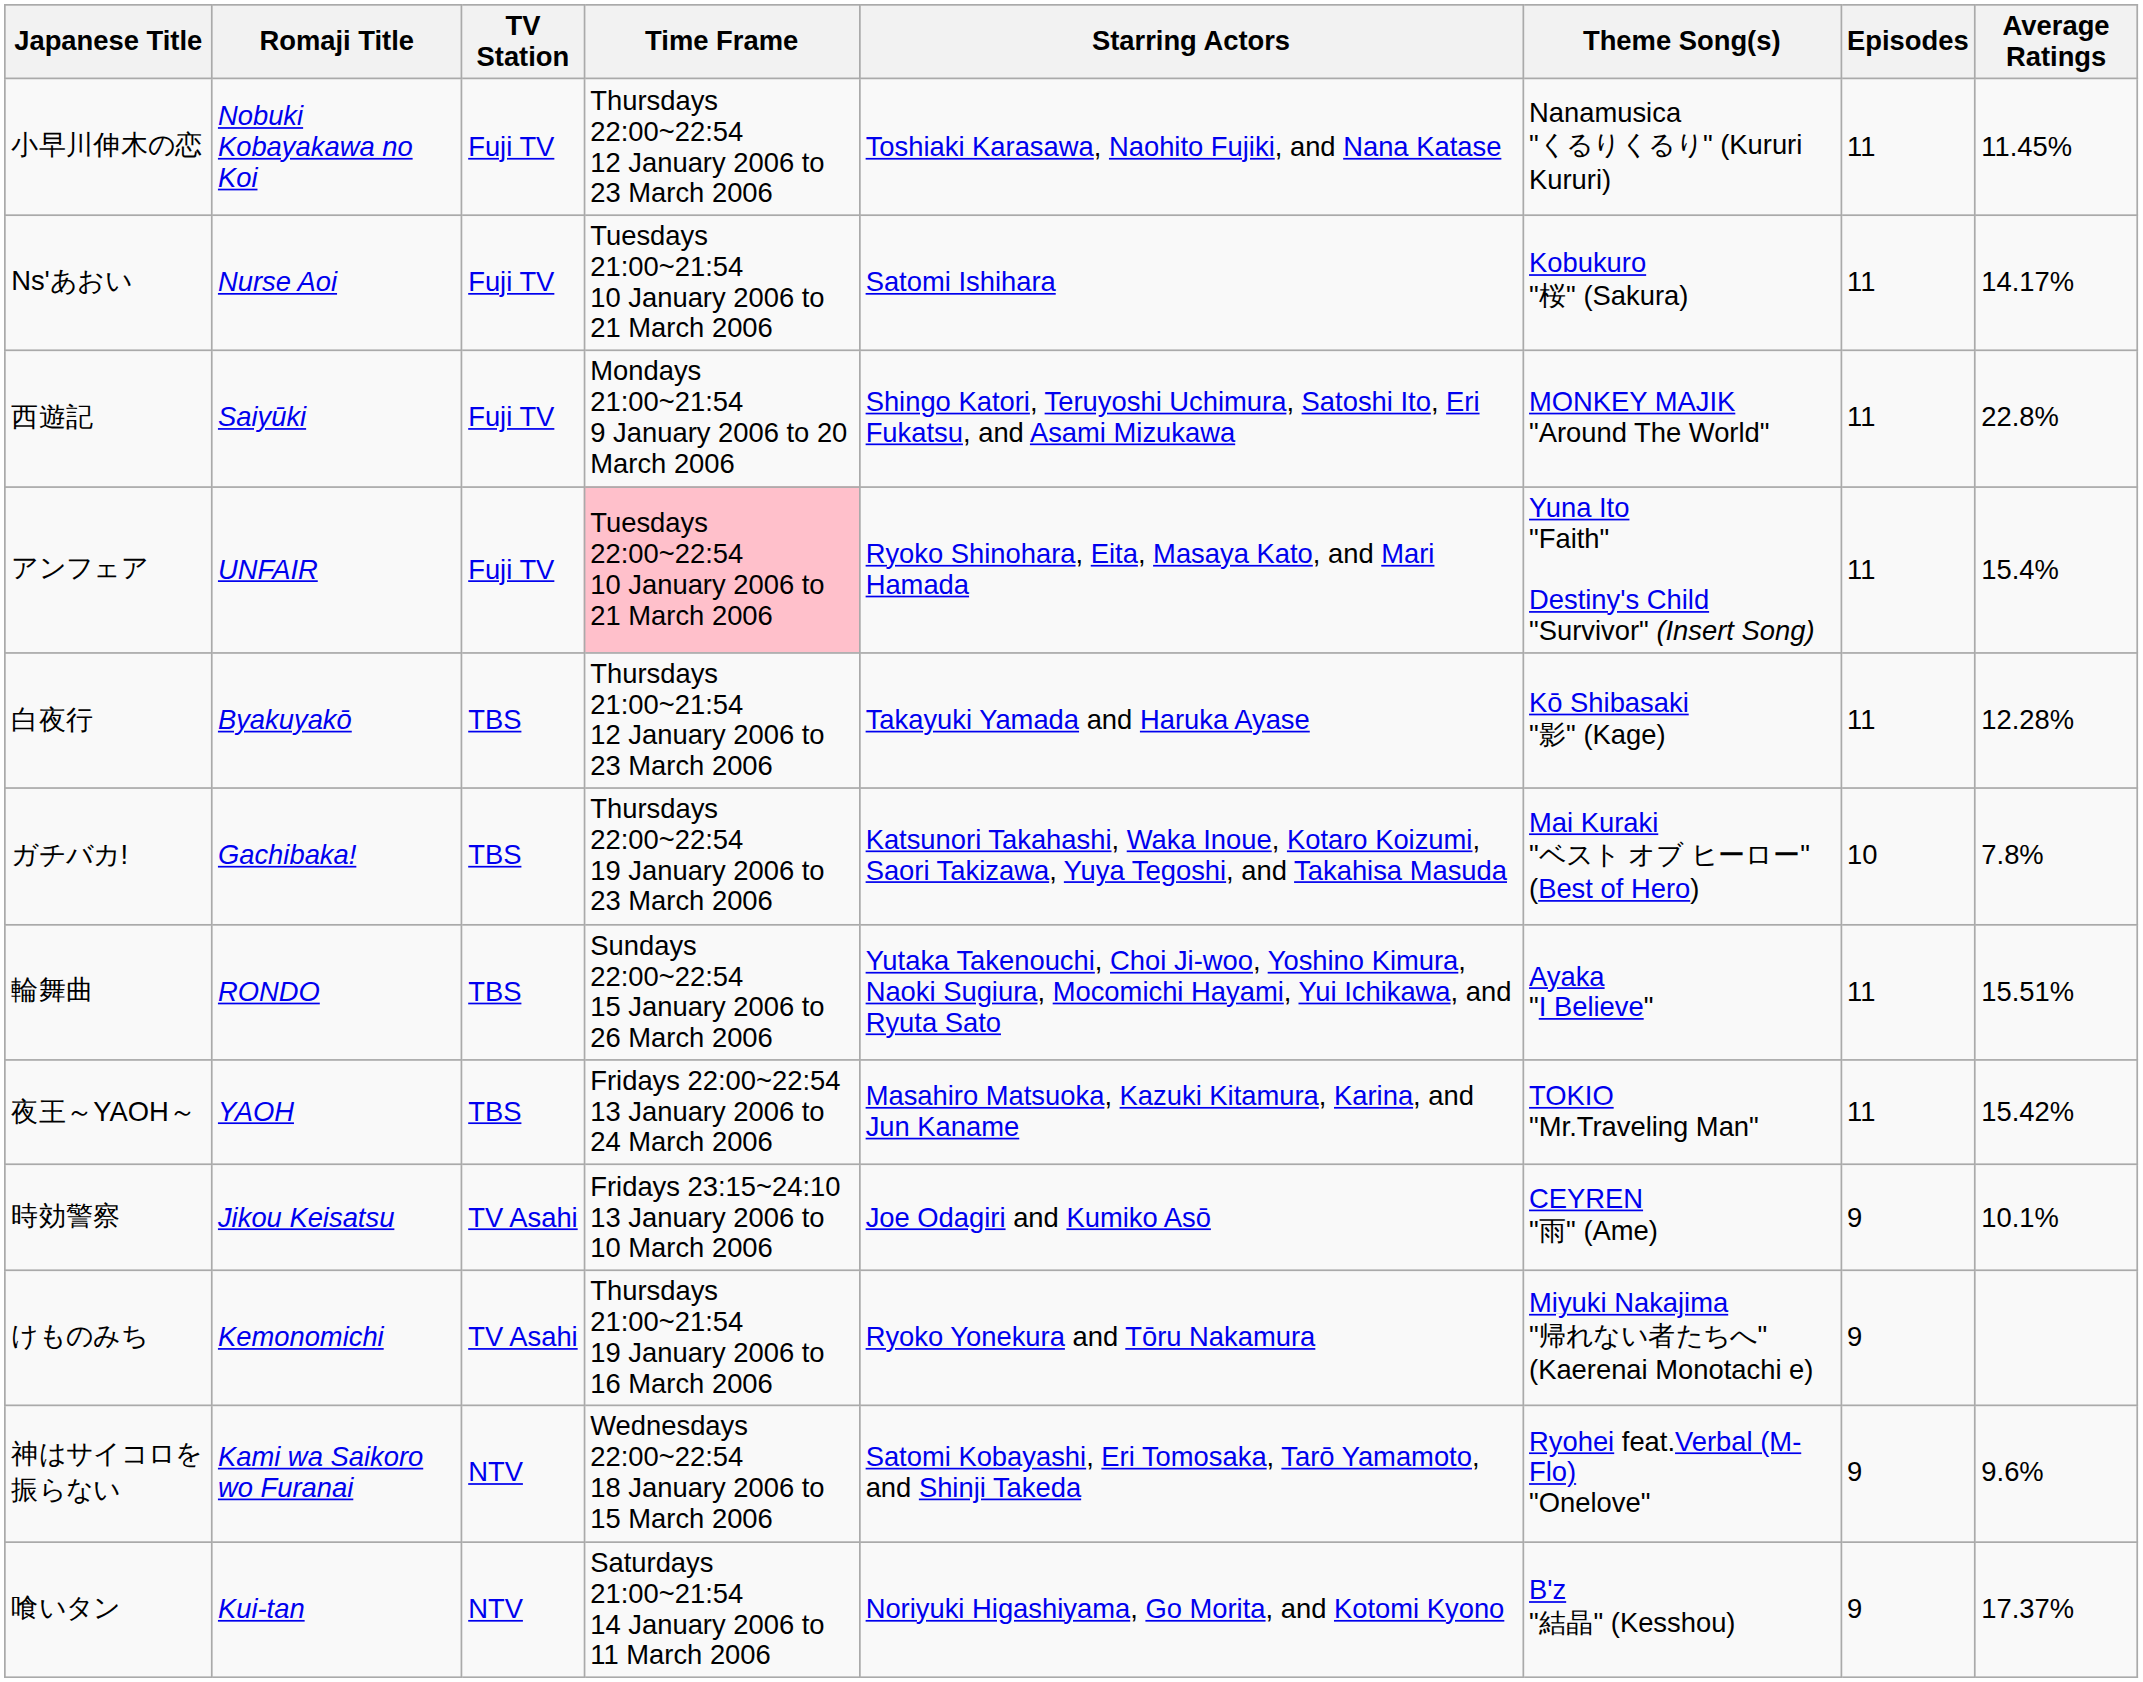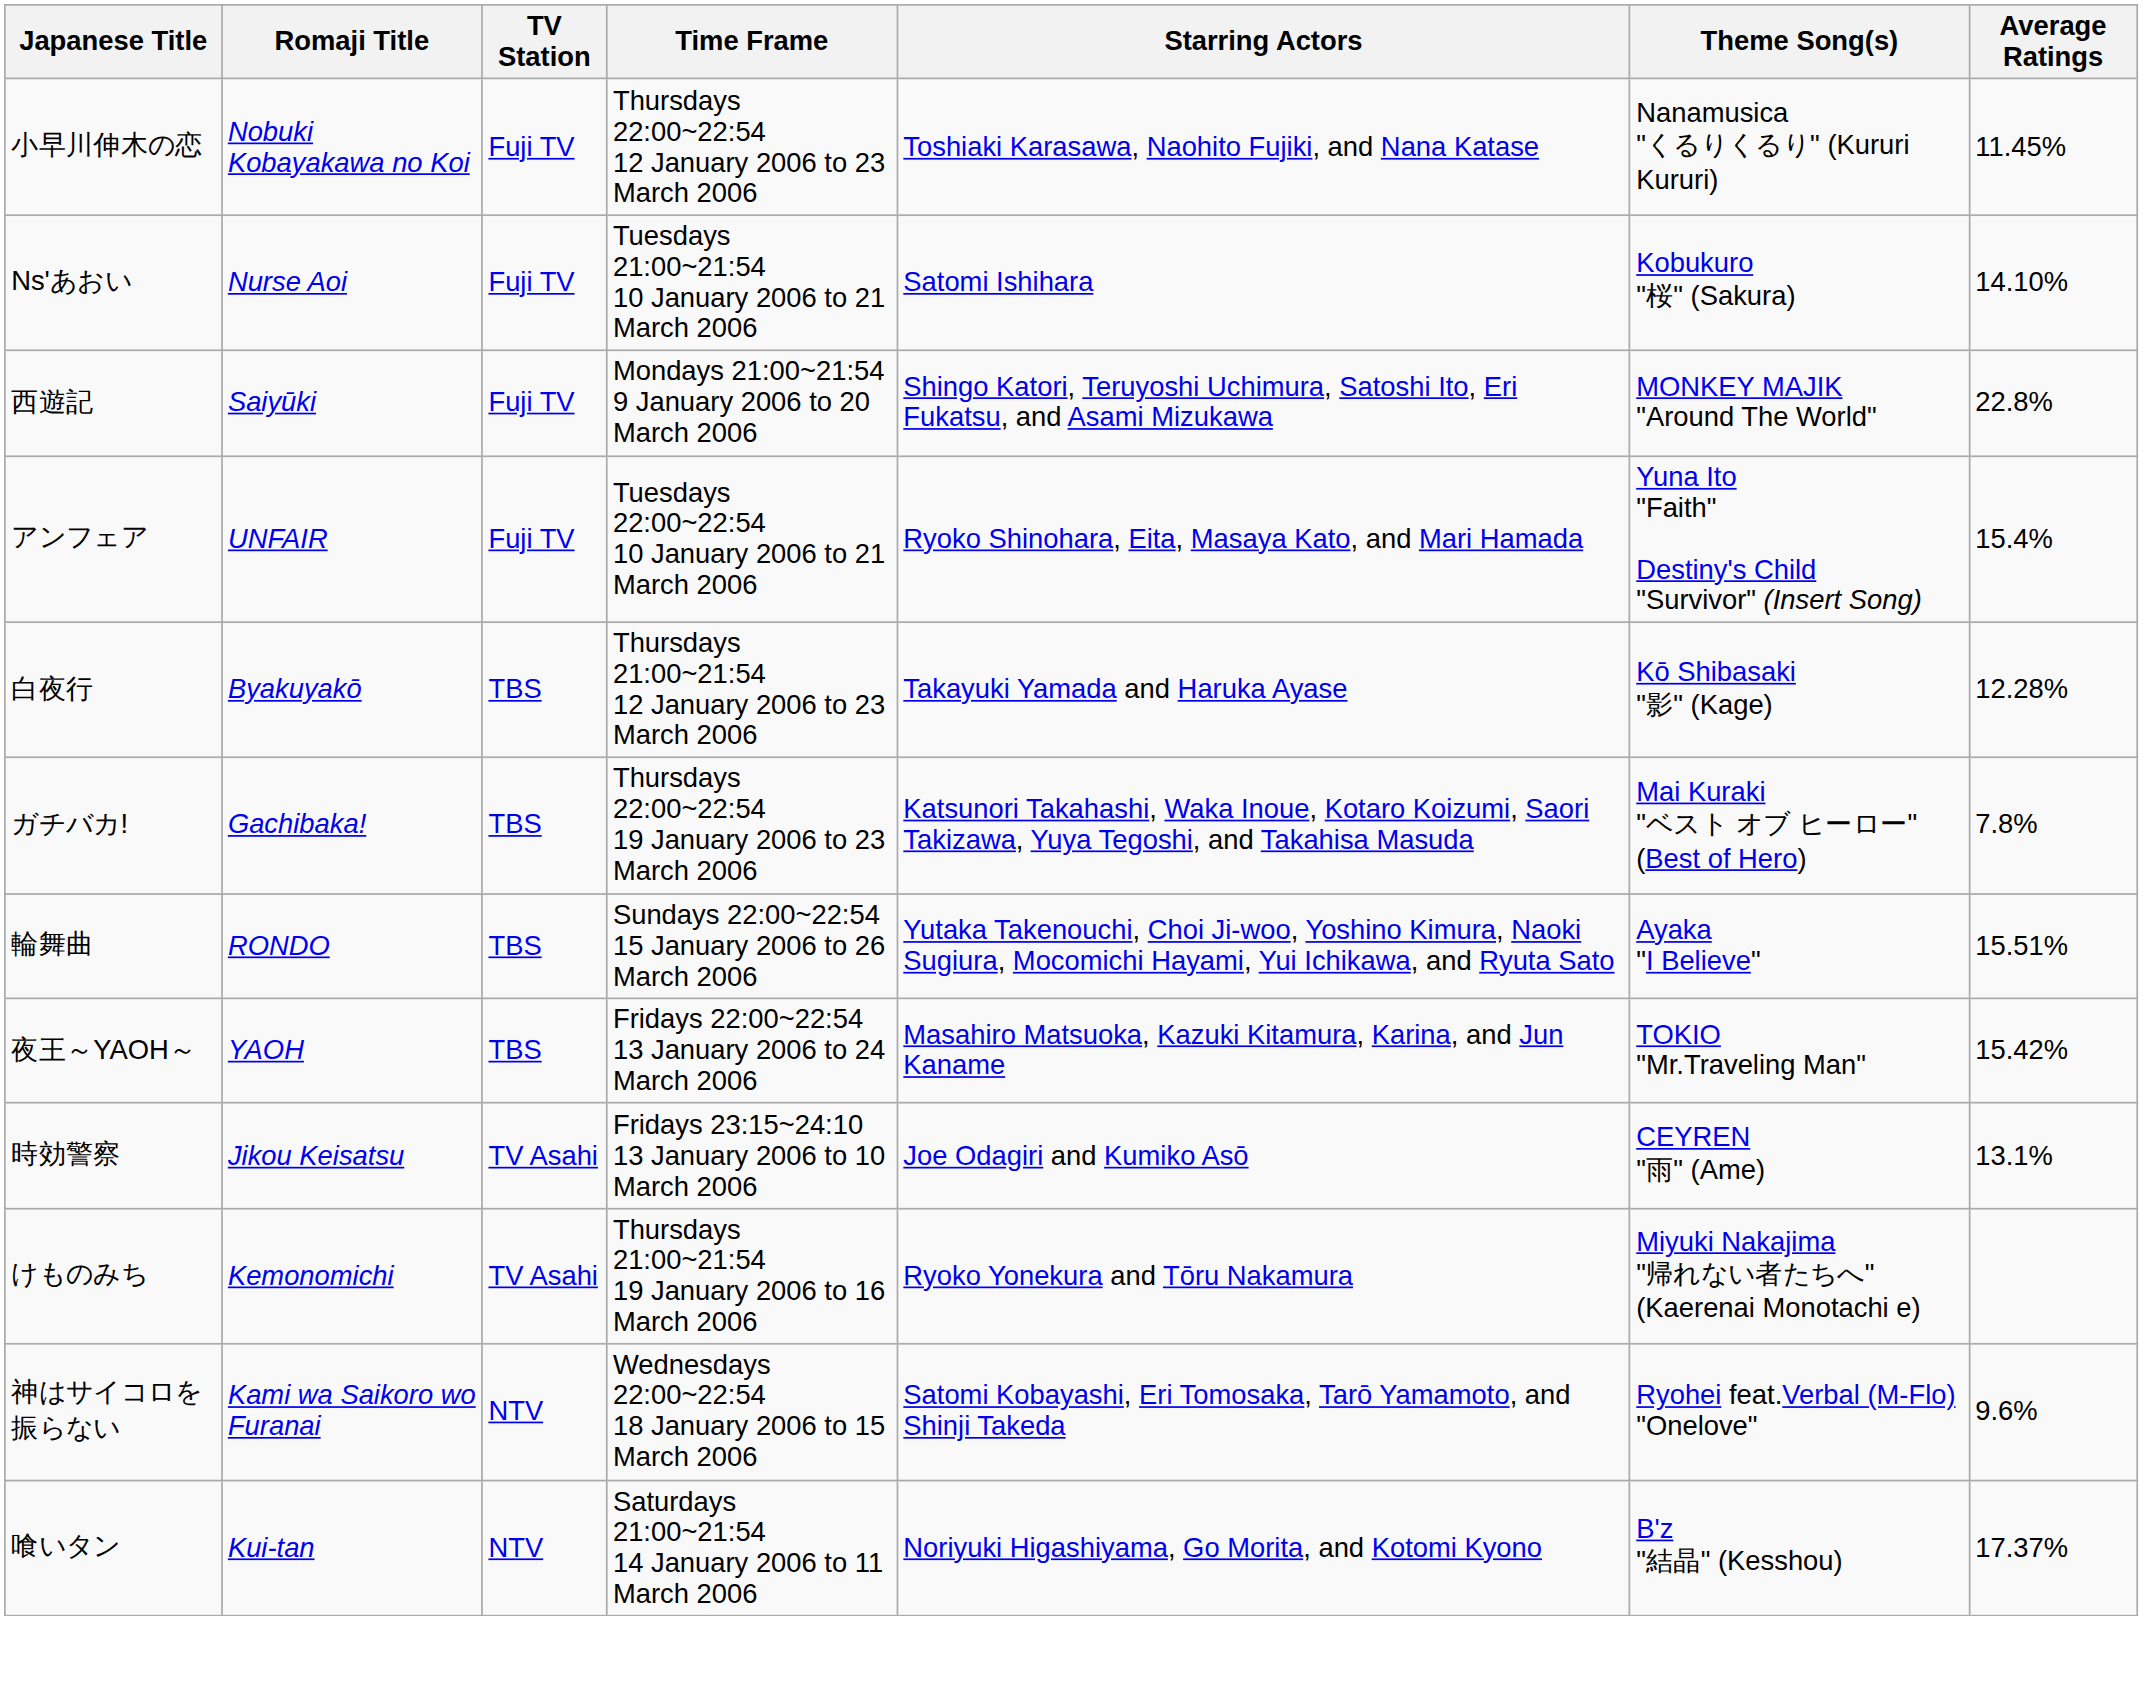- column: (1908, 41)
(2028, 282) 14.17% -> (2022, 282) 14.10%
(707, 569) pink background -> (749, 538) no background
(2020, 1216) 10.1% -> (2014, 1155) 13.1%
